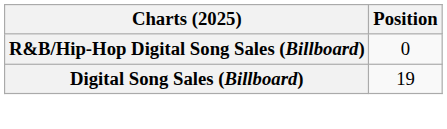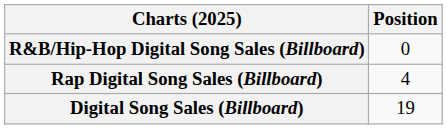+ row: (187, 78)
